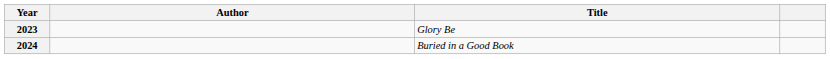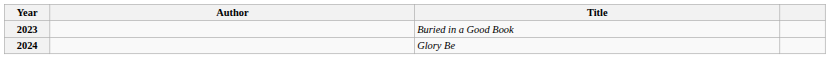(436, 29) Glory Be -> (465, 29) Buried in a Good Book
(465, 45) Buried in a Good Book -> (436, 45) Glory Be
